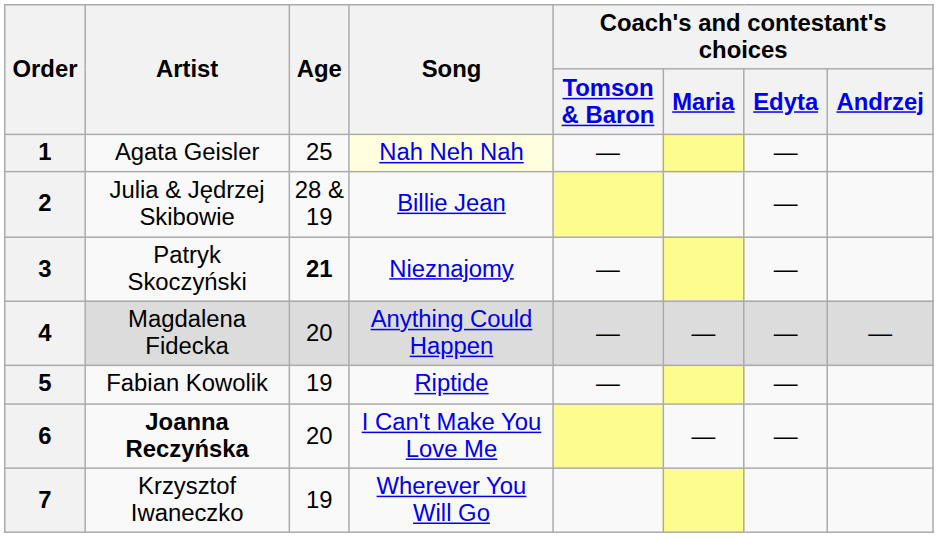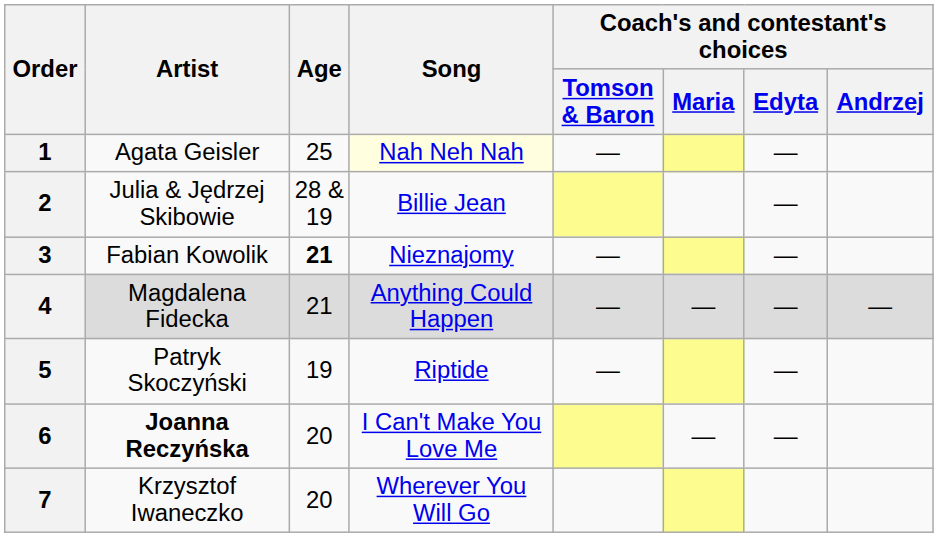(187, 268) Patryk Skoczyński -> (187, 255) Fabian Kowolik
(319, 333) 20 -> (319, 306) 21
(187, 384) Fabian Kowolik -> (187, 370) Patryk Skoczyński
(319, 500) 19 -> (319, 500) 20
